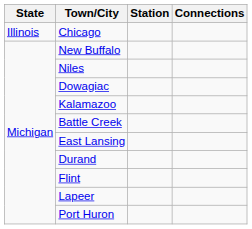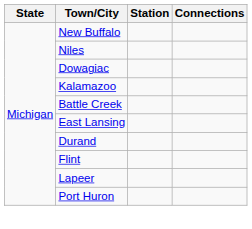- row: (80, 31)
